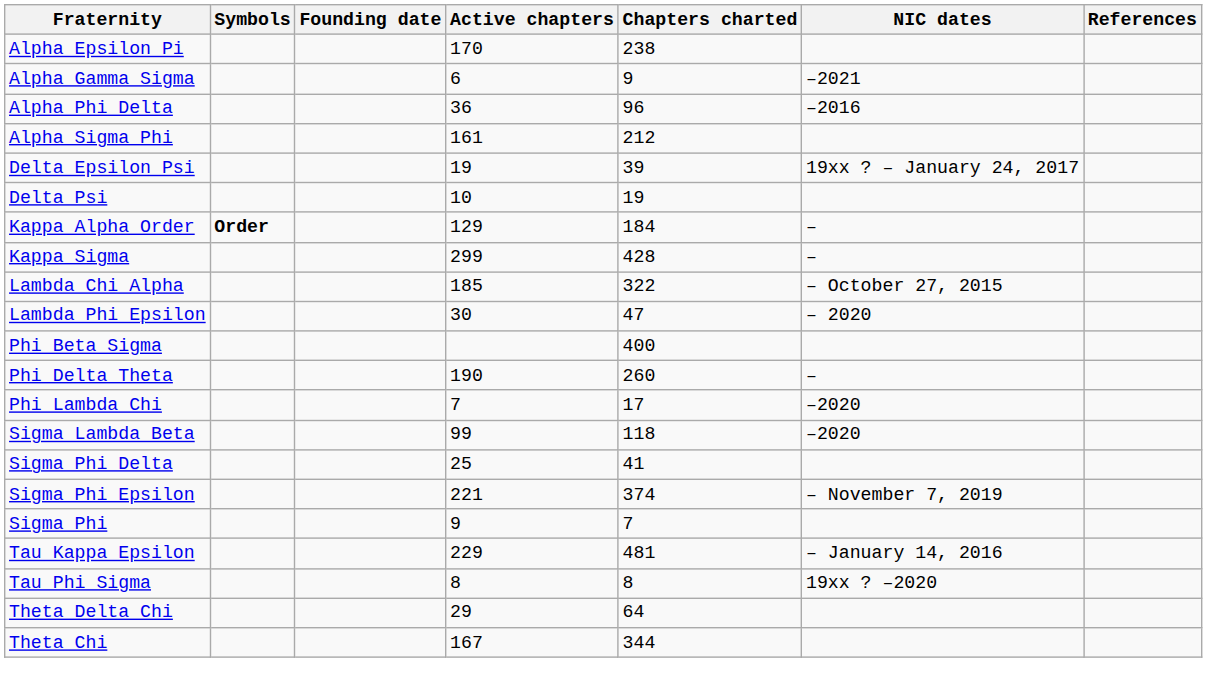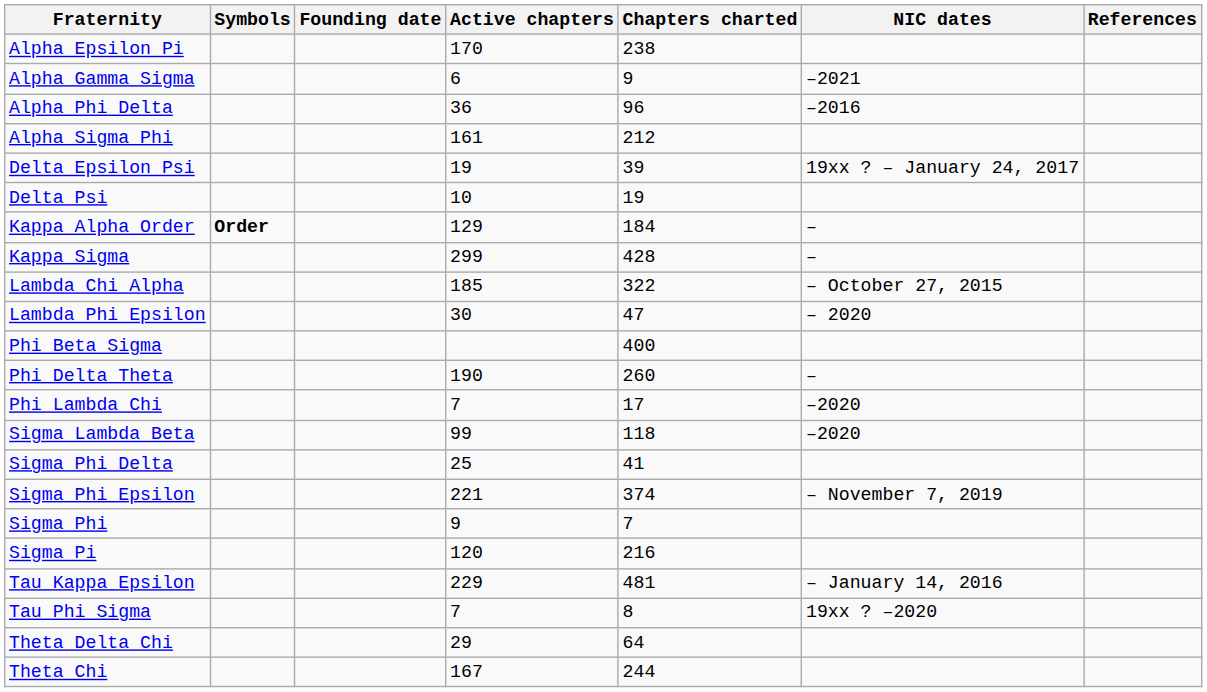+ row: (53, 553)
(456, 583) 8 -> (456, 613) 7
(639, 642) 344 -> (639, 672) 244
